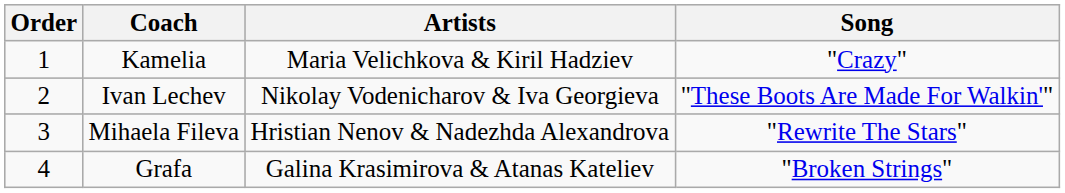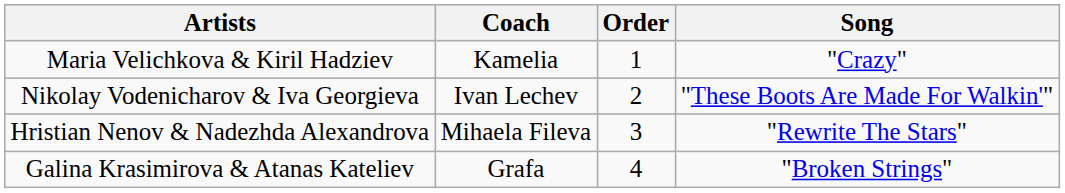columns swapped: (44, 22) <-> (460, 22)
